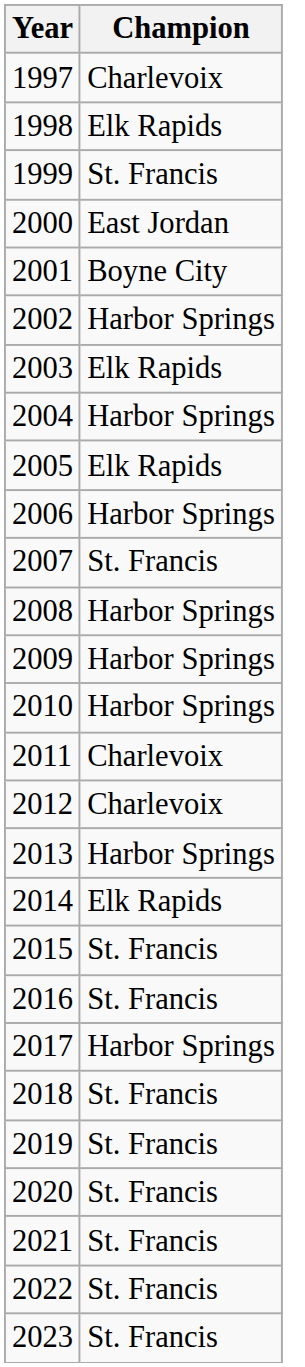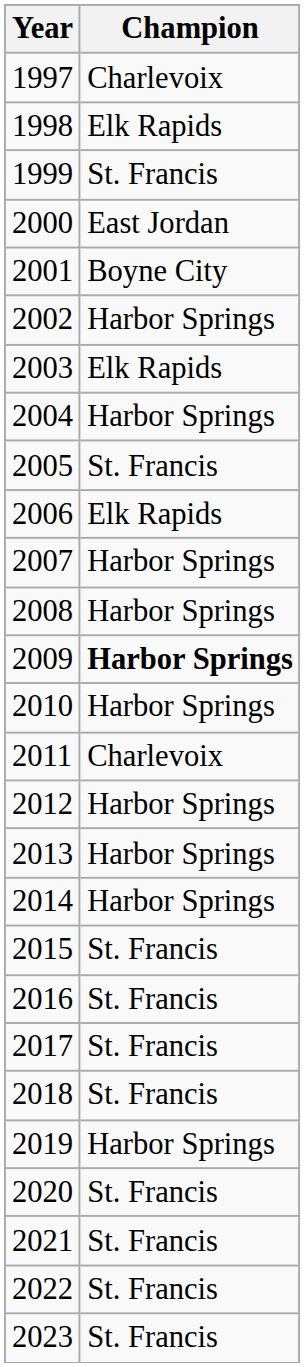(155, 464) Elk Rapids -> (153, 464) St. Francis
(181, 513) Harbor Springs -> (155, 513) Elk Rapids
(153, 561) St. Francis -> (181, 561) Harbor Springs
(181, 658) normal -> (190, 658) bold
(155, 804) Charlevoix -> (181, 804) Harbor Springs
(155, 901) Elk Rapids -> (181, 901) Harbor Springs
(181, 1046) Harbor Springs -> (153, 1046) St. Francis
(153, 1143) St. Francis -> (181, 1143) Harbor Springs
